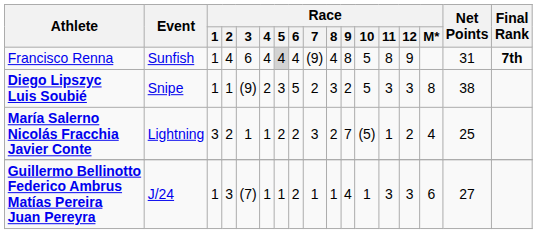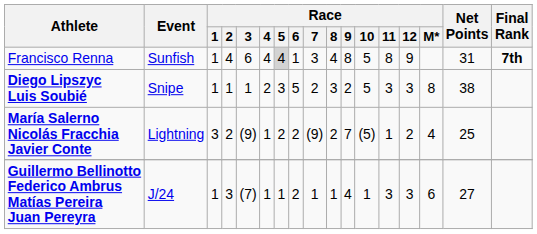(296, 59) 4 -> (296, 59) 1
(315, 59) (9) -> (315, 59) 3
(248, 89) (9) -> (248, 89) 1
(248, 134) 1 -> (248, 134) (9)
(315, 134) 3 -> (315, 134) (9)
